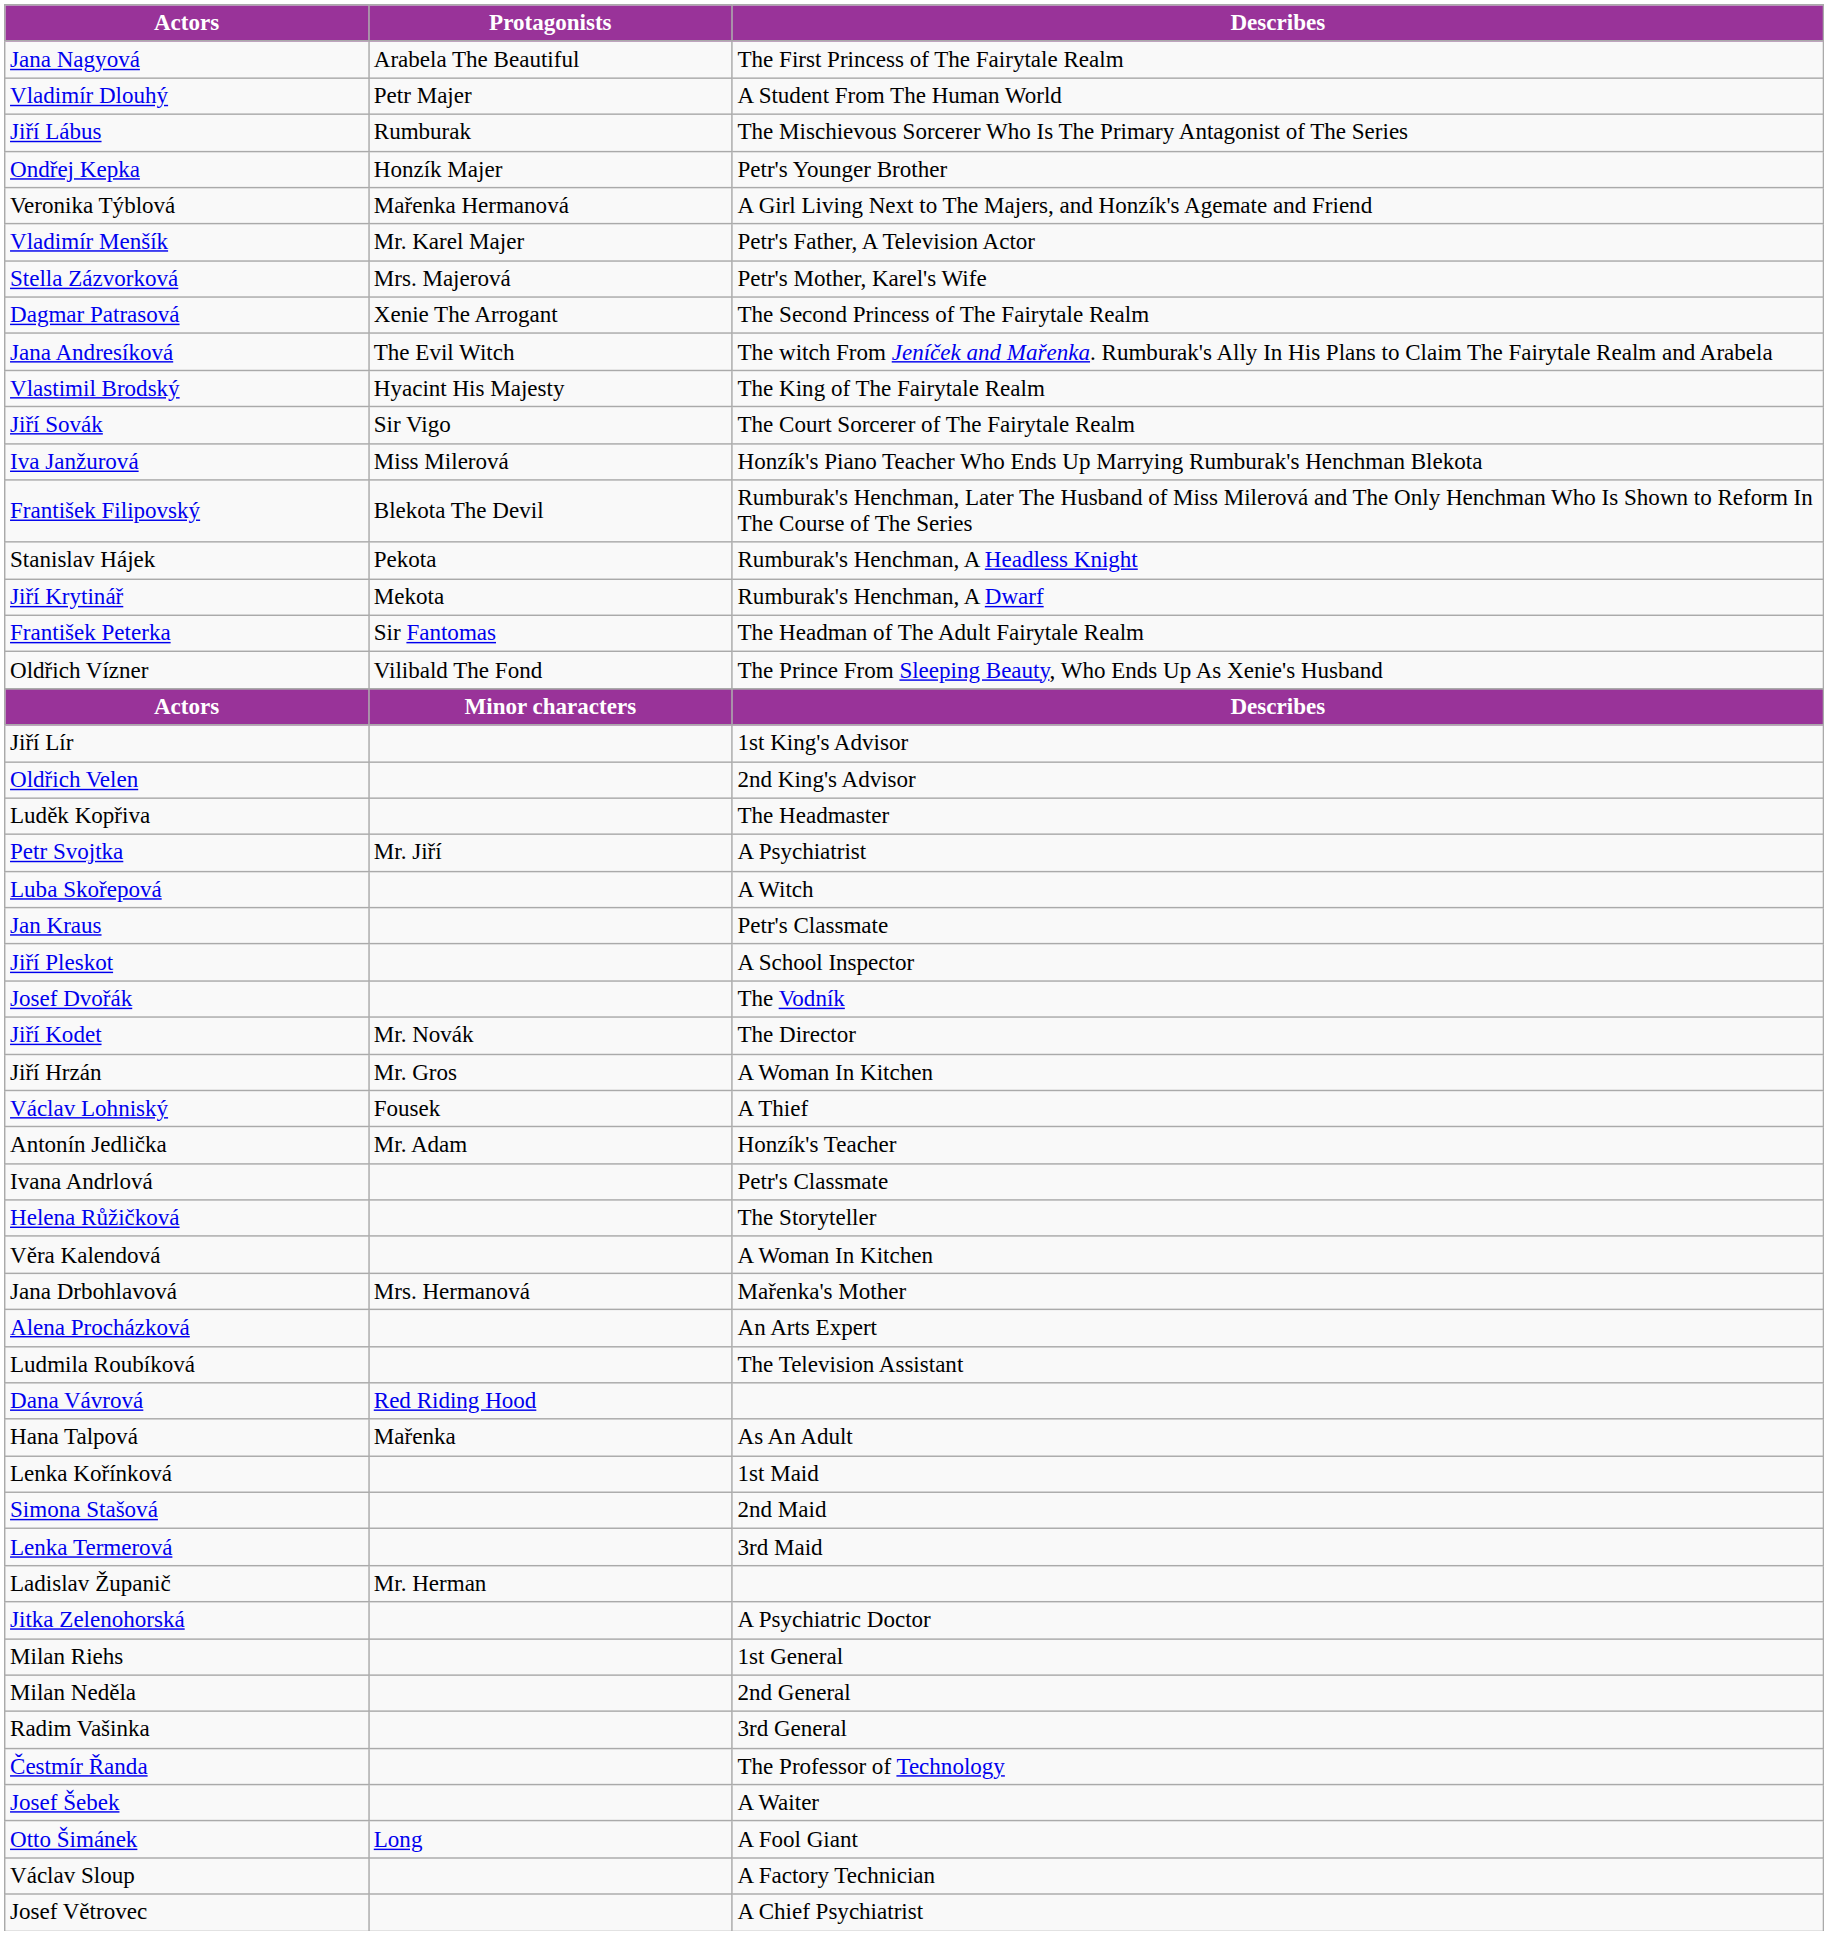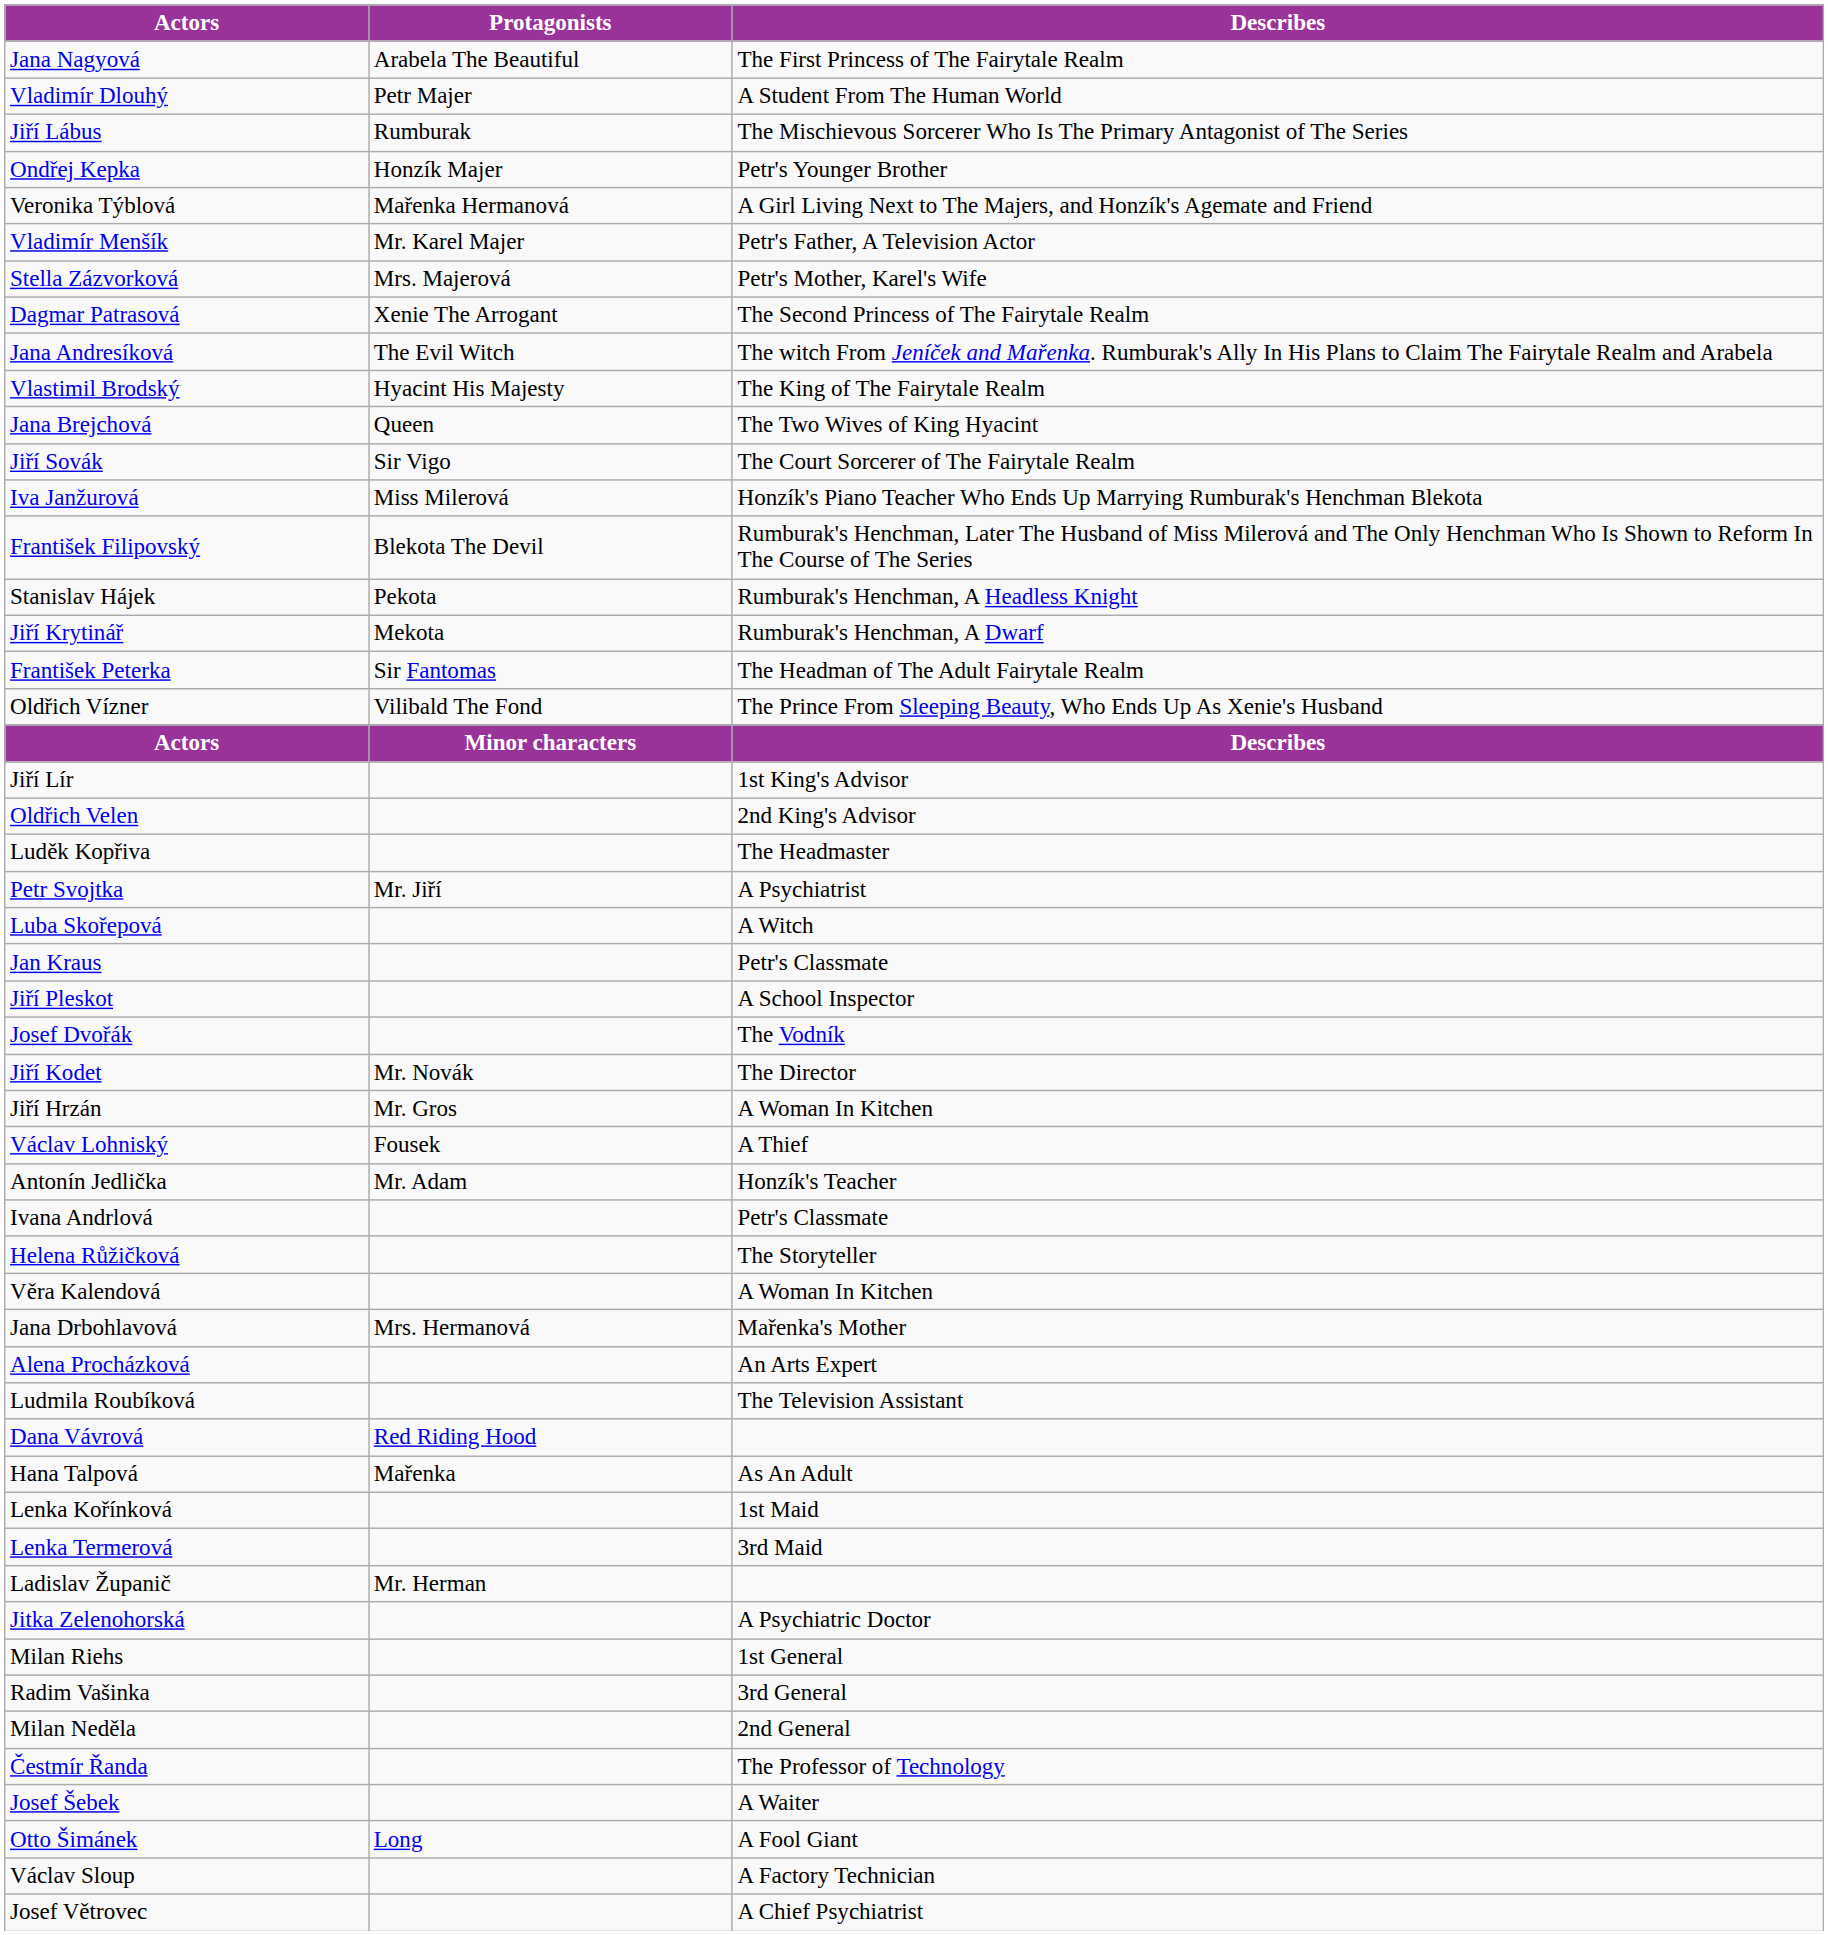+ row: (81, 424)
- row: (84, 1510)
rows swapped: (73, 1692) <-> (80, 1729)
